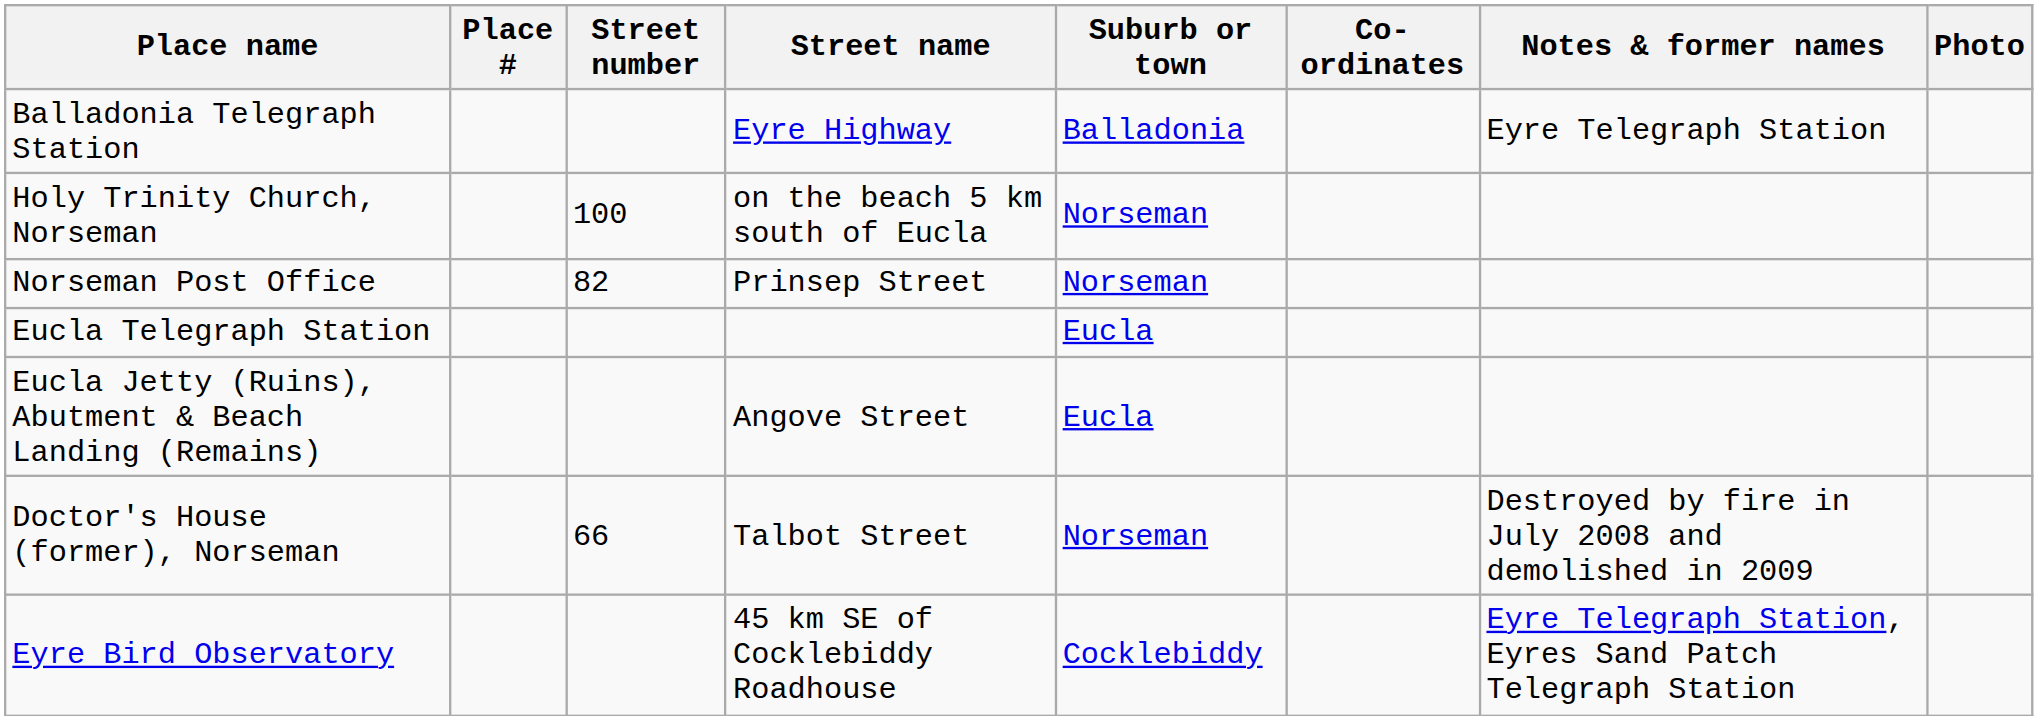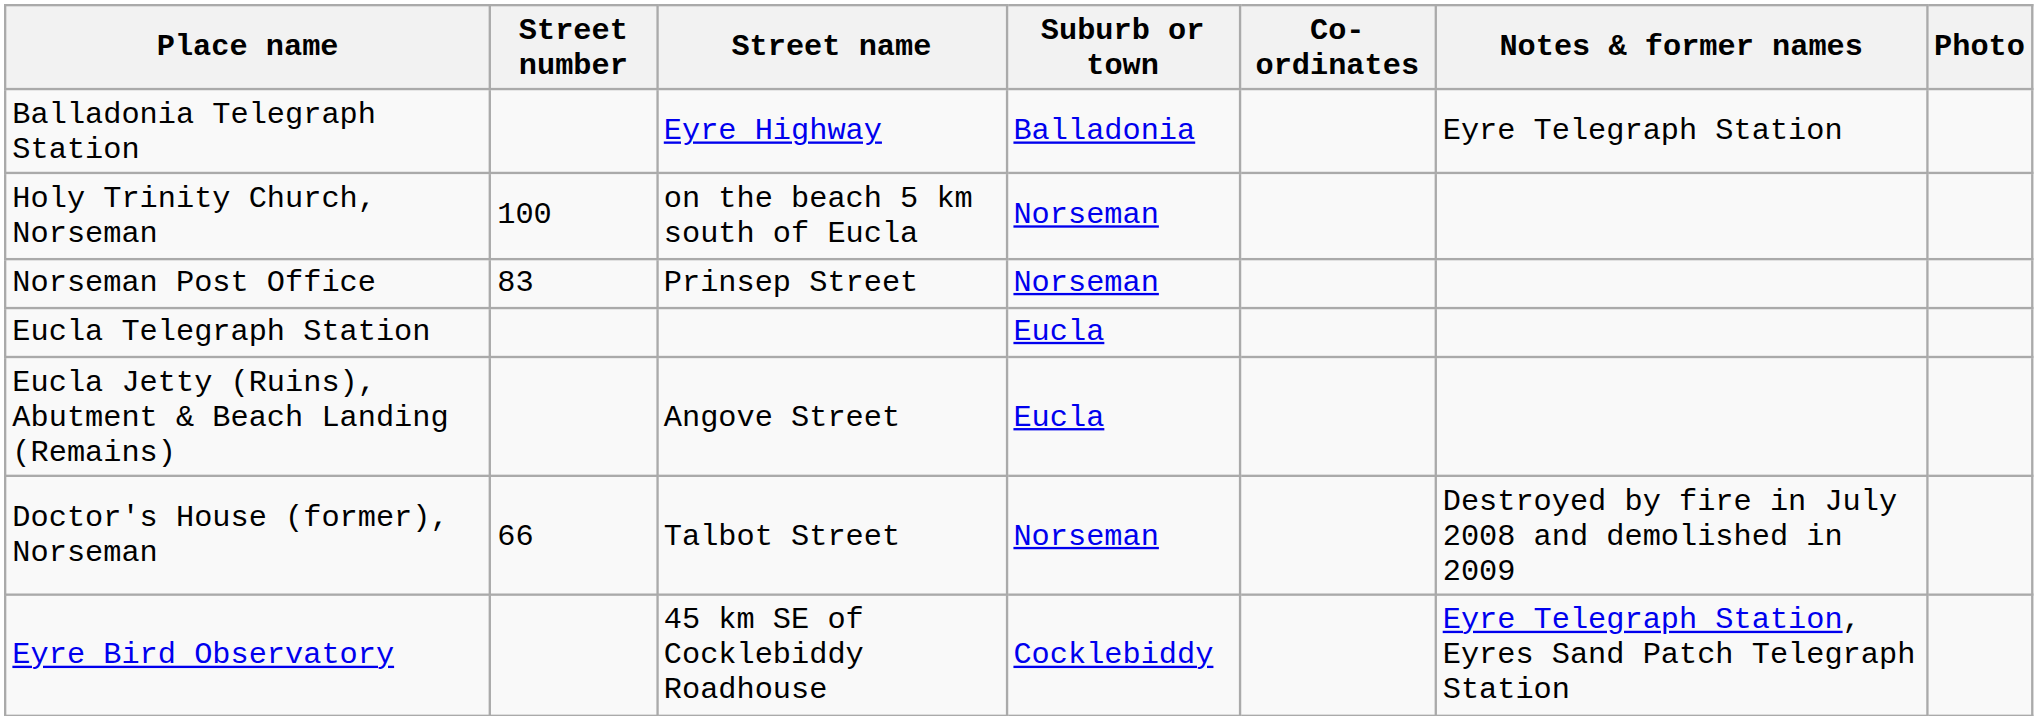- column: (508, 47)
(591, 283) 82 -> (515, 283) 83
